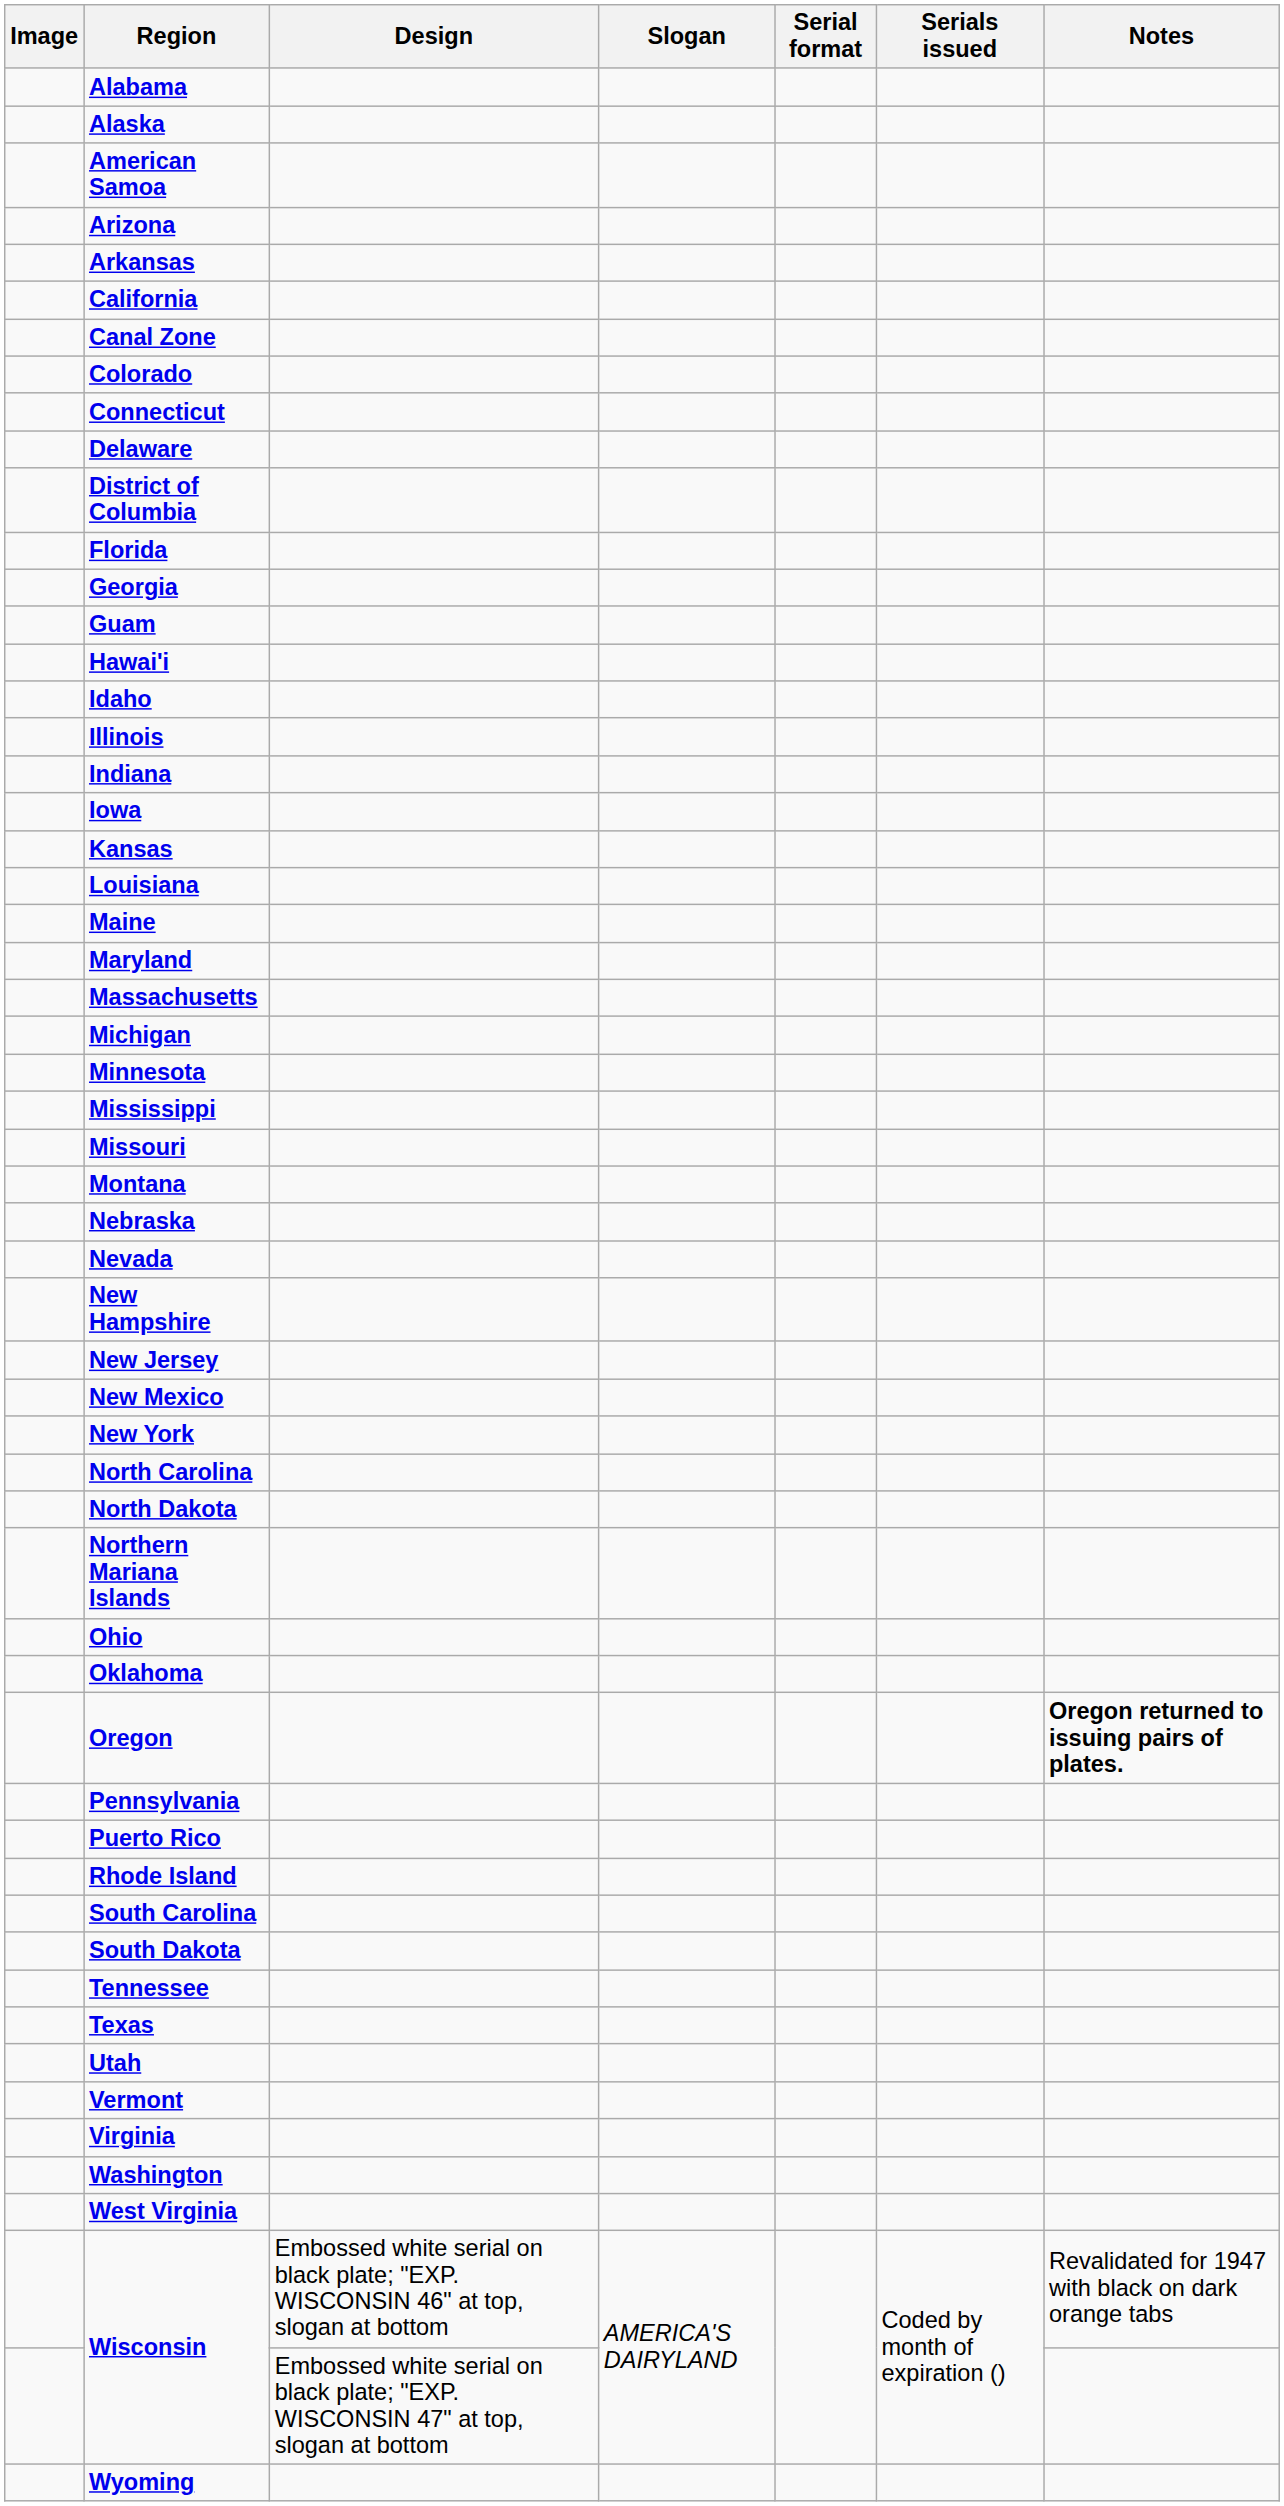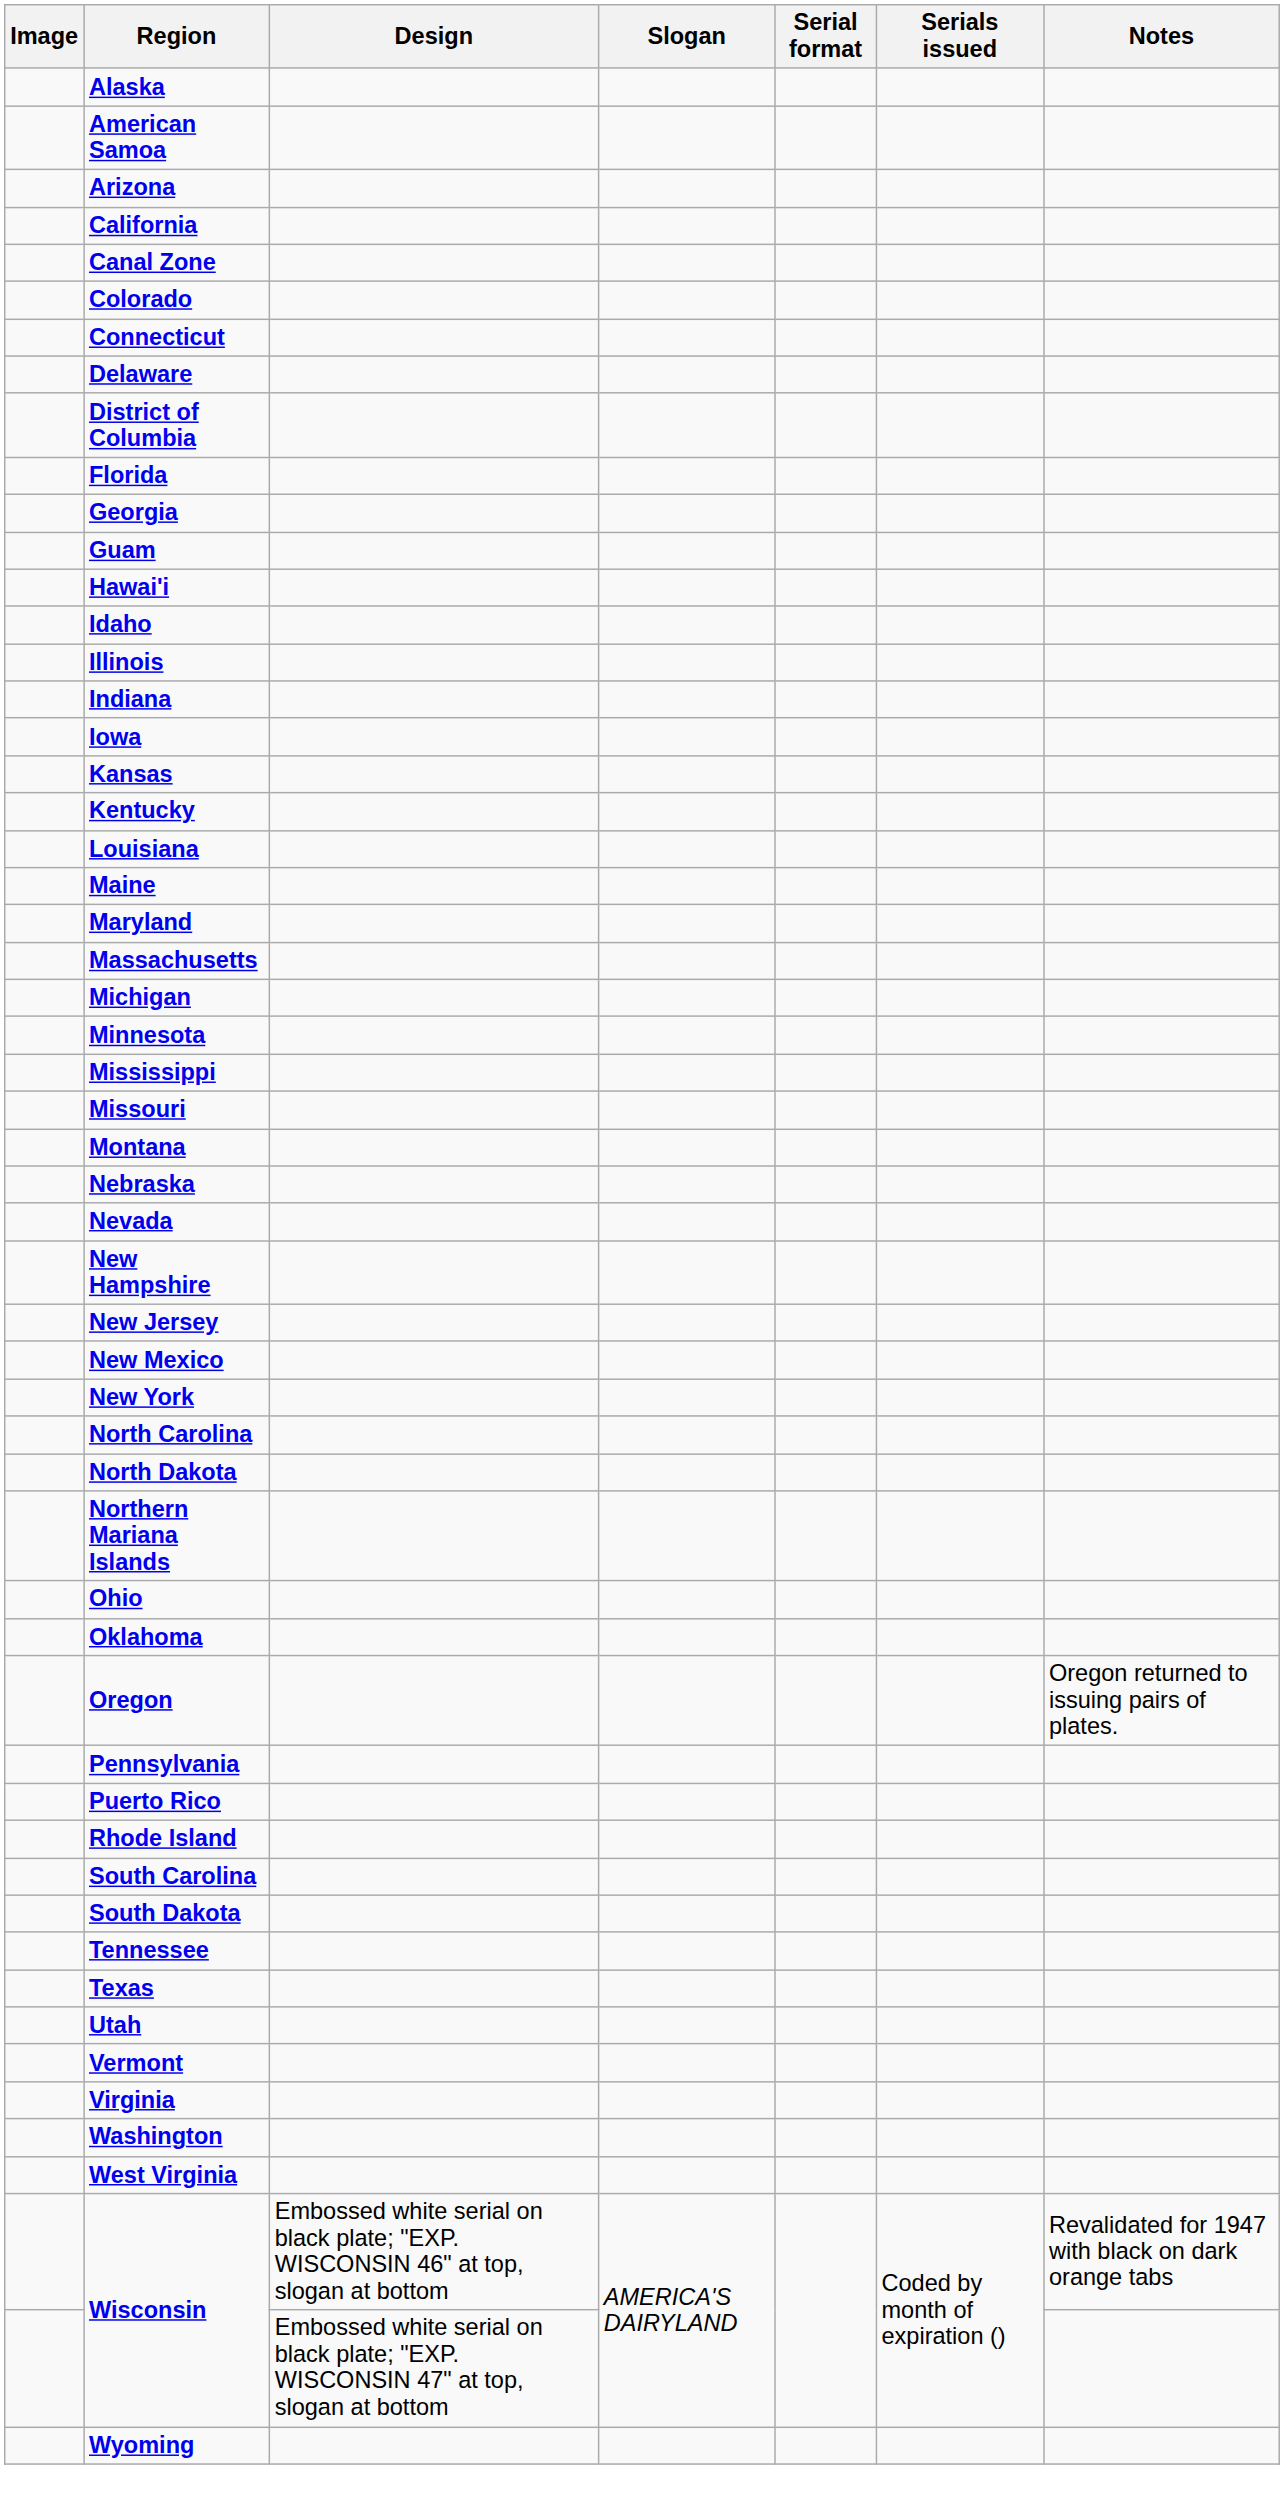- row: (138, 86)
- row: (142, 262)
+ row: (142, 811)
(1156, 1737) bold -> (1148, 1700) normal
